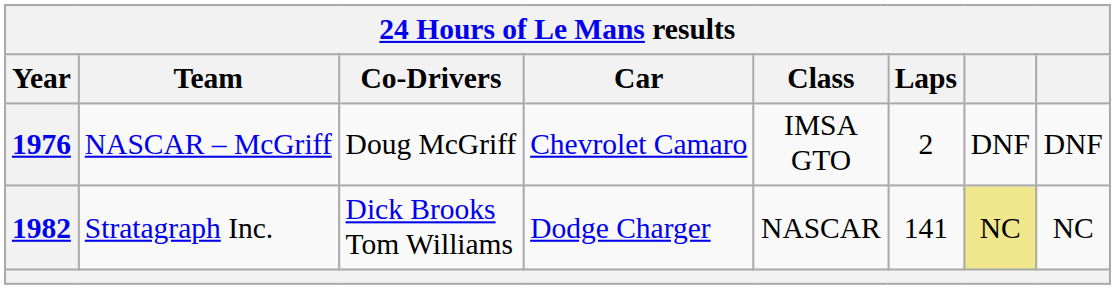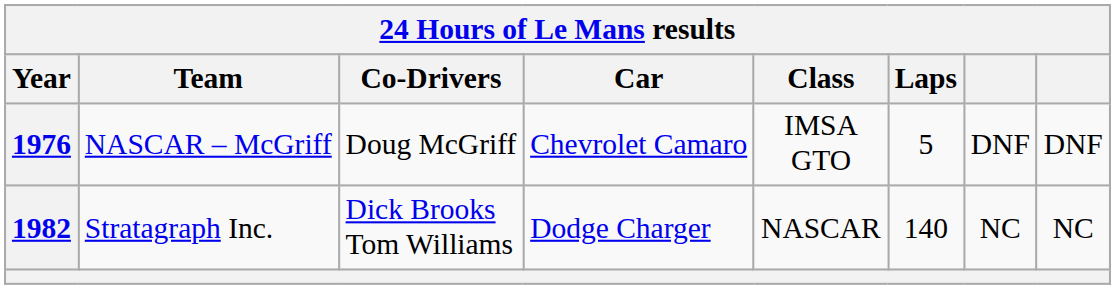(926, 144) 2 -> (926, 144) 5
(926, 227) 141 -> (926, 227) 140
(1000, 227) khaki background -> (1000, 227) no background
